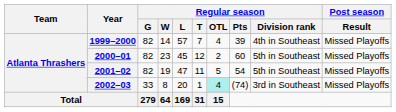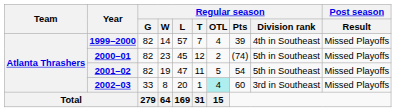(240, 56) 60 -> (240, 56) (74)
(240, 85) (74) -> (240, 85) 60
